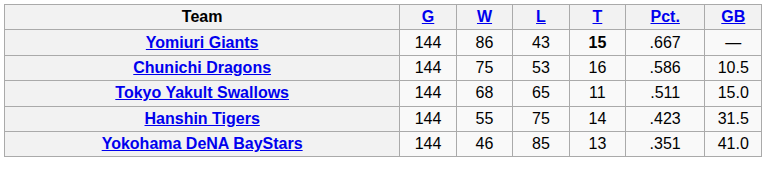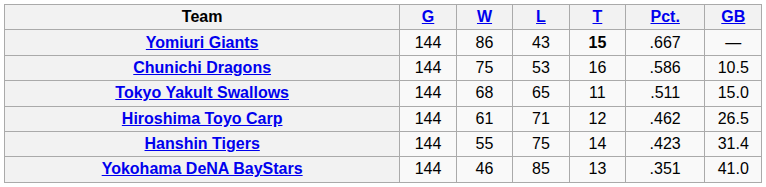+ row: (202, 118)
(733, 118) 31.5 -> (733, 144) 31.4
